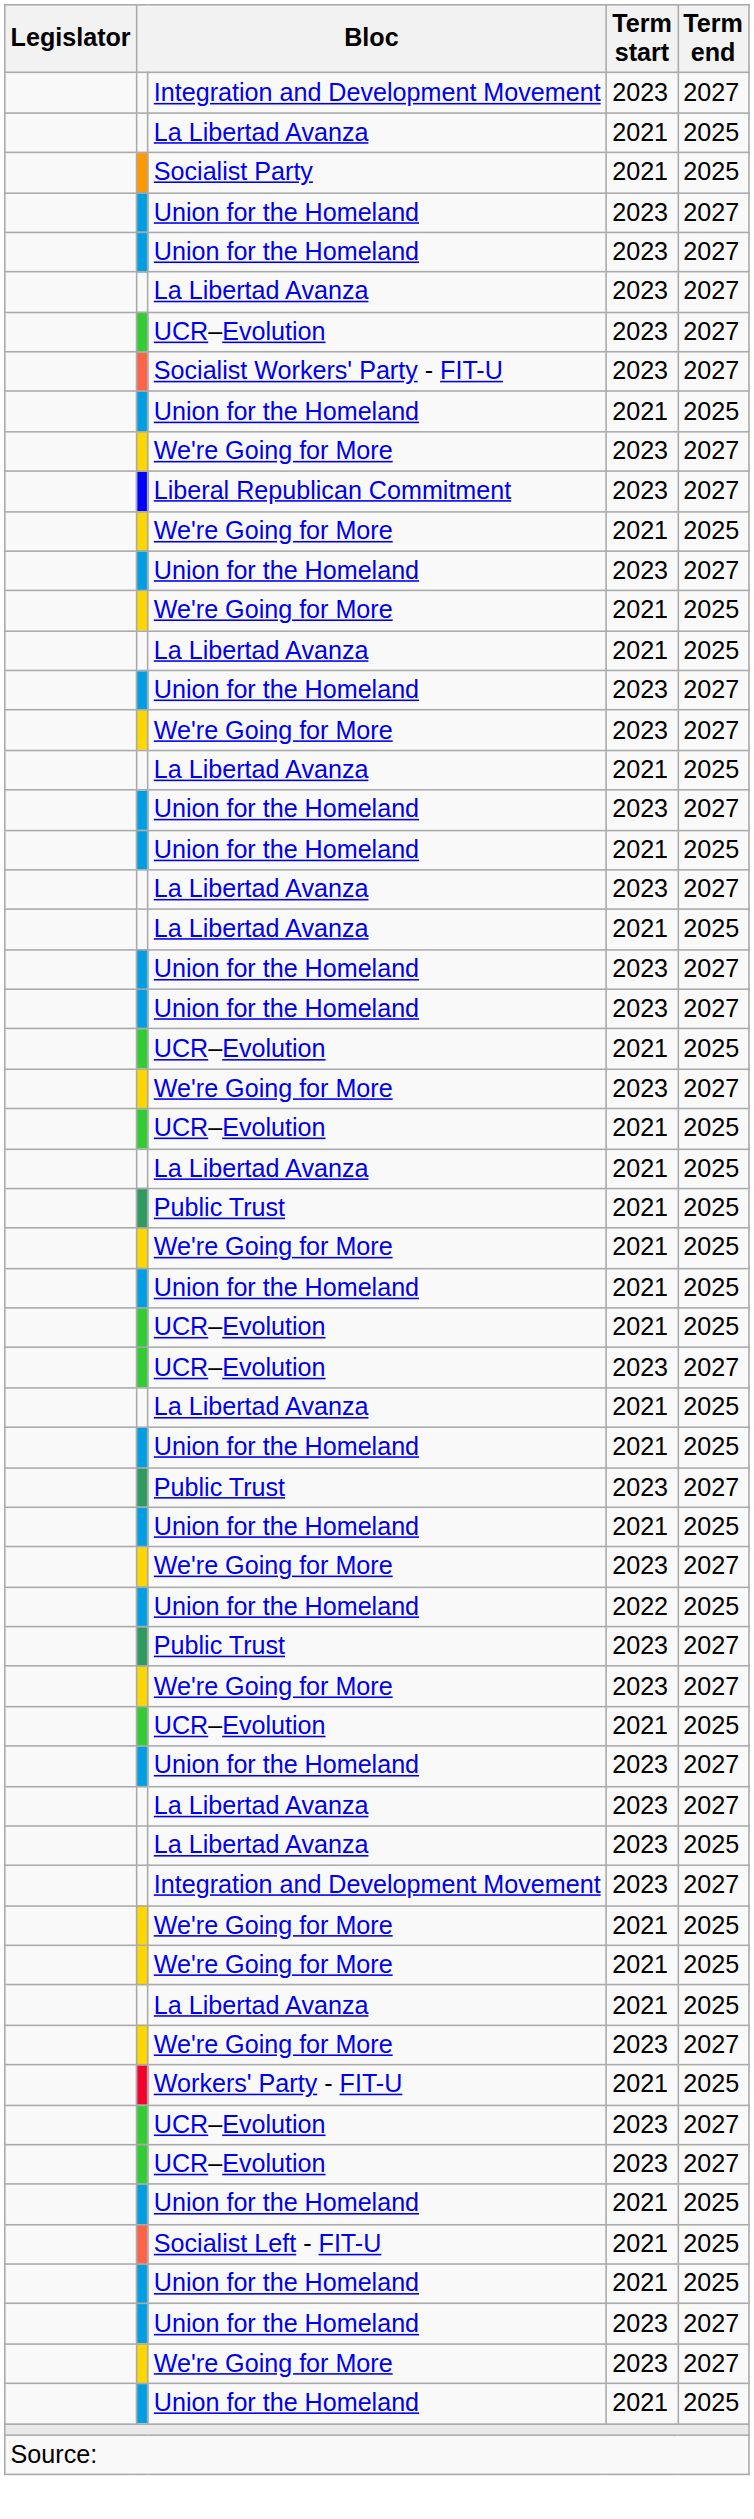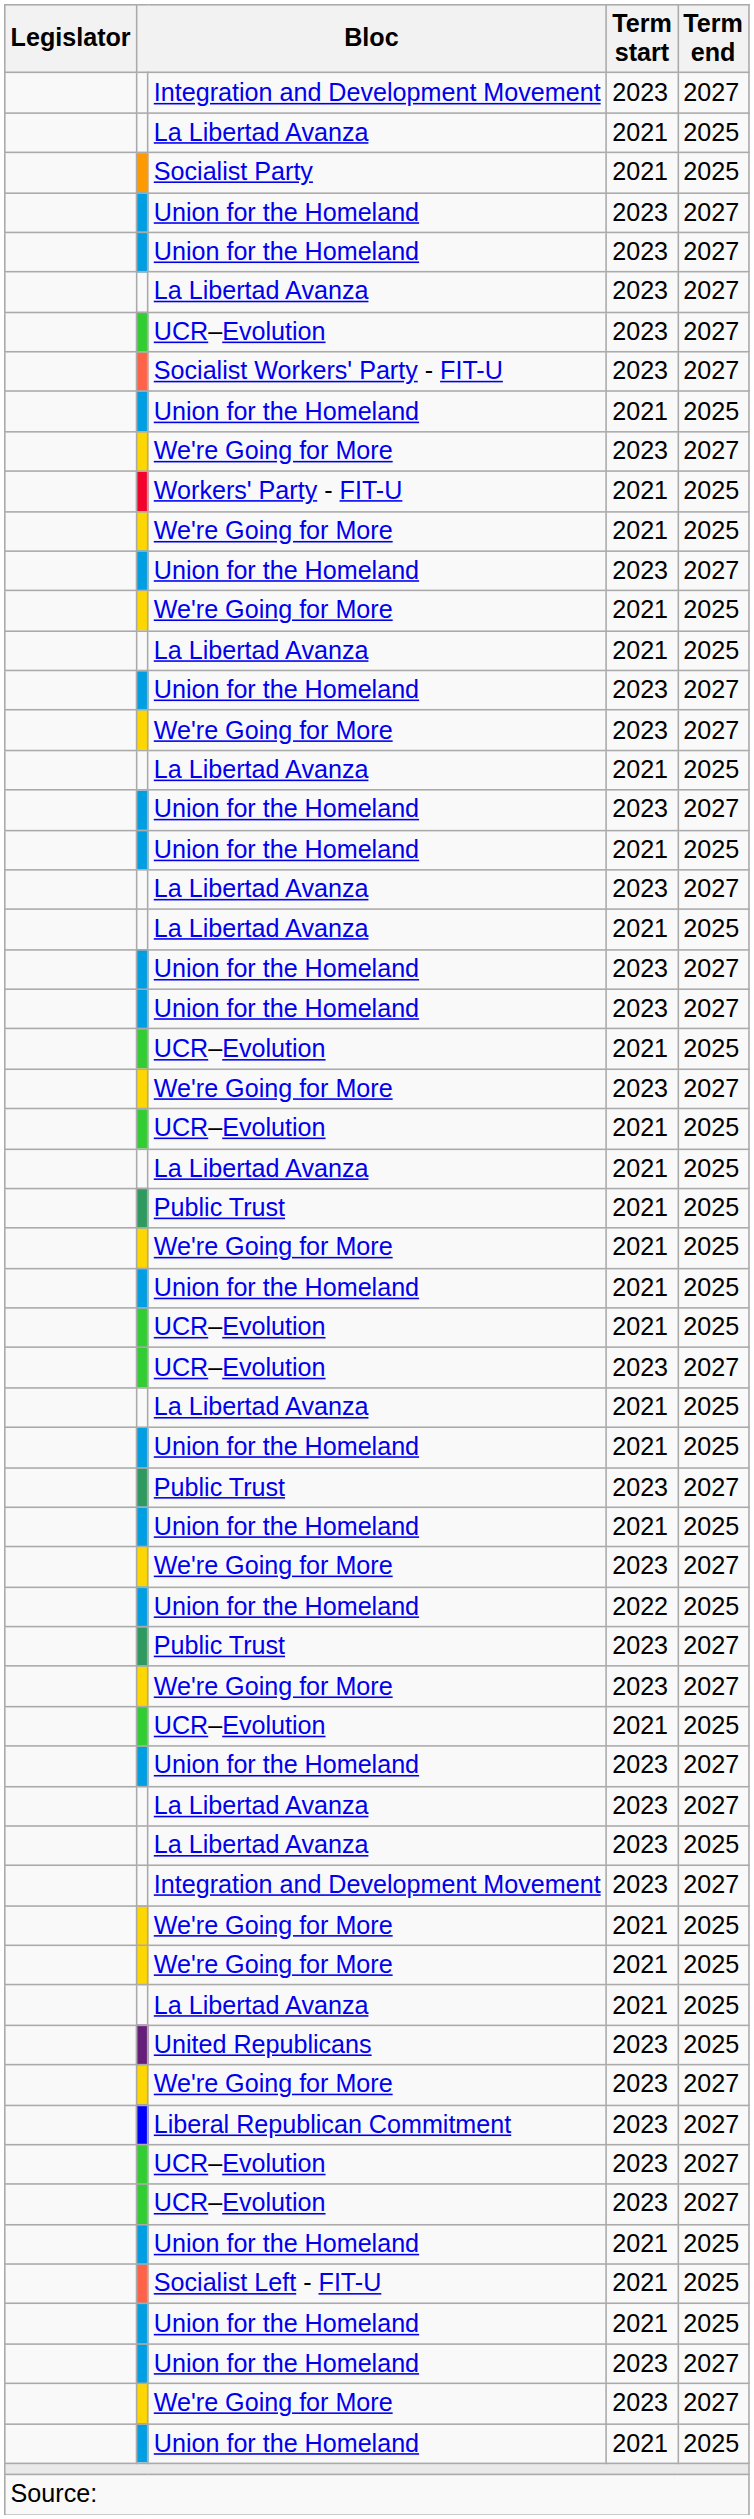rows swapped: (332, 490) <-> (278, 2084)
+ row: (263, 2044)
